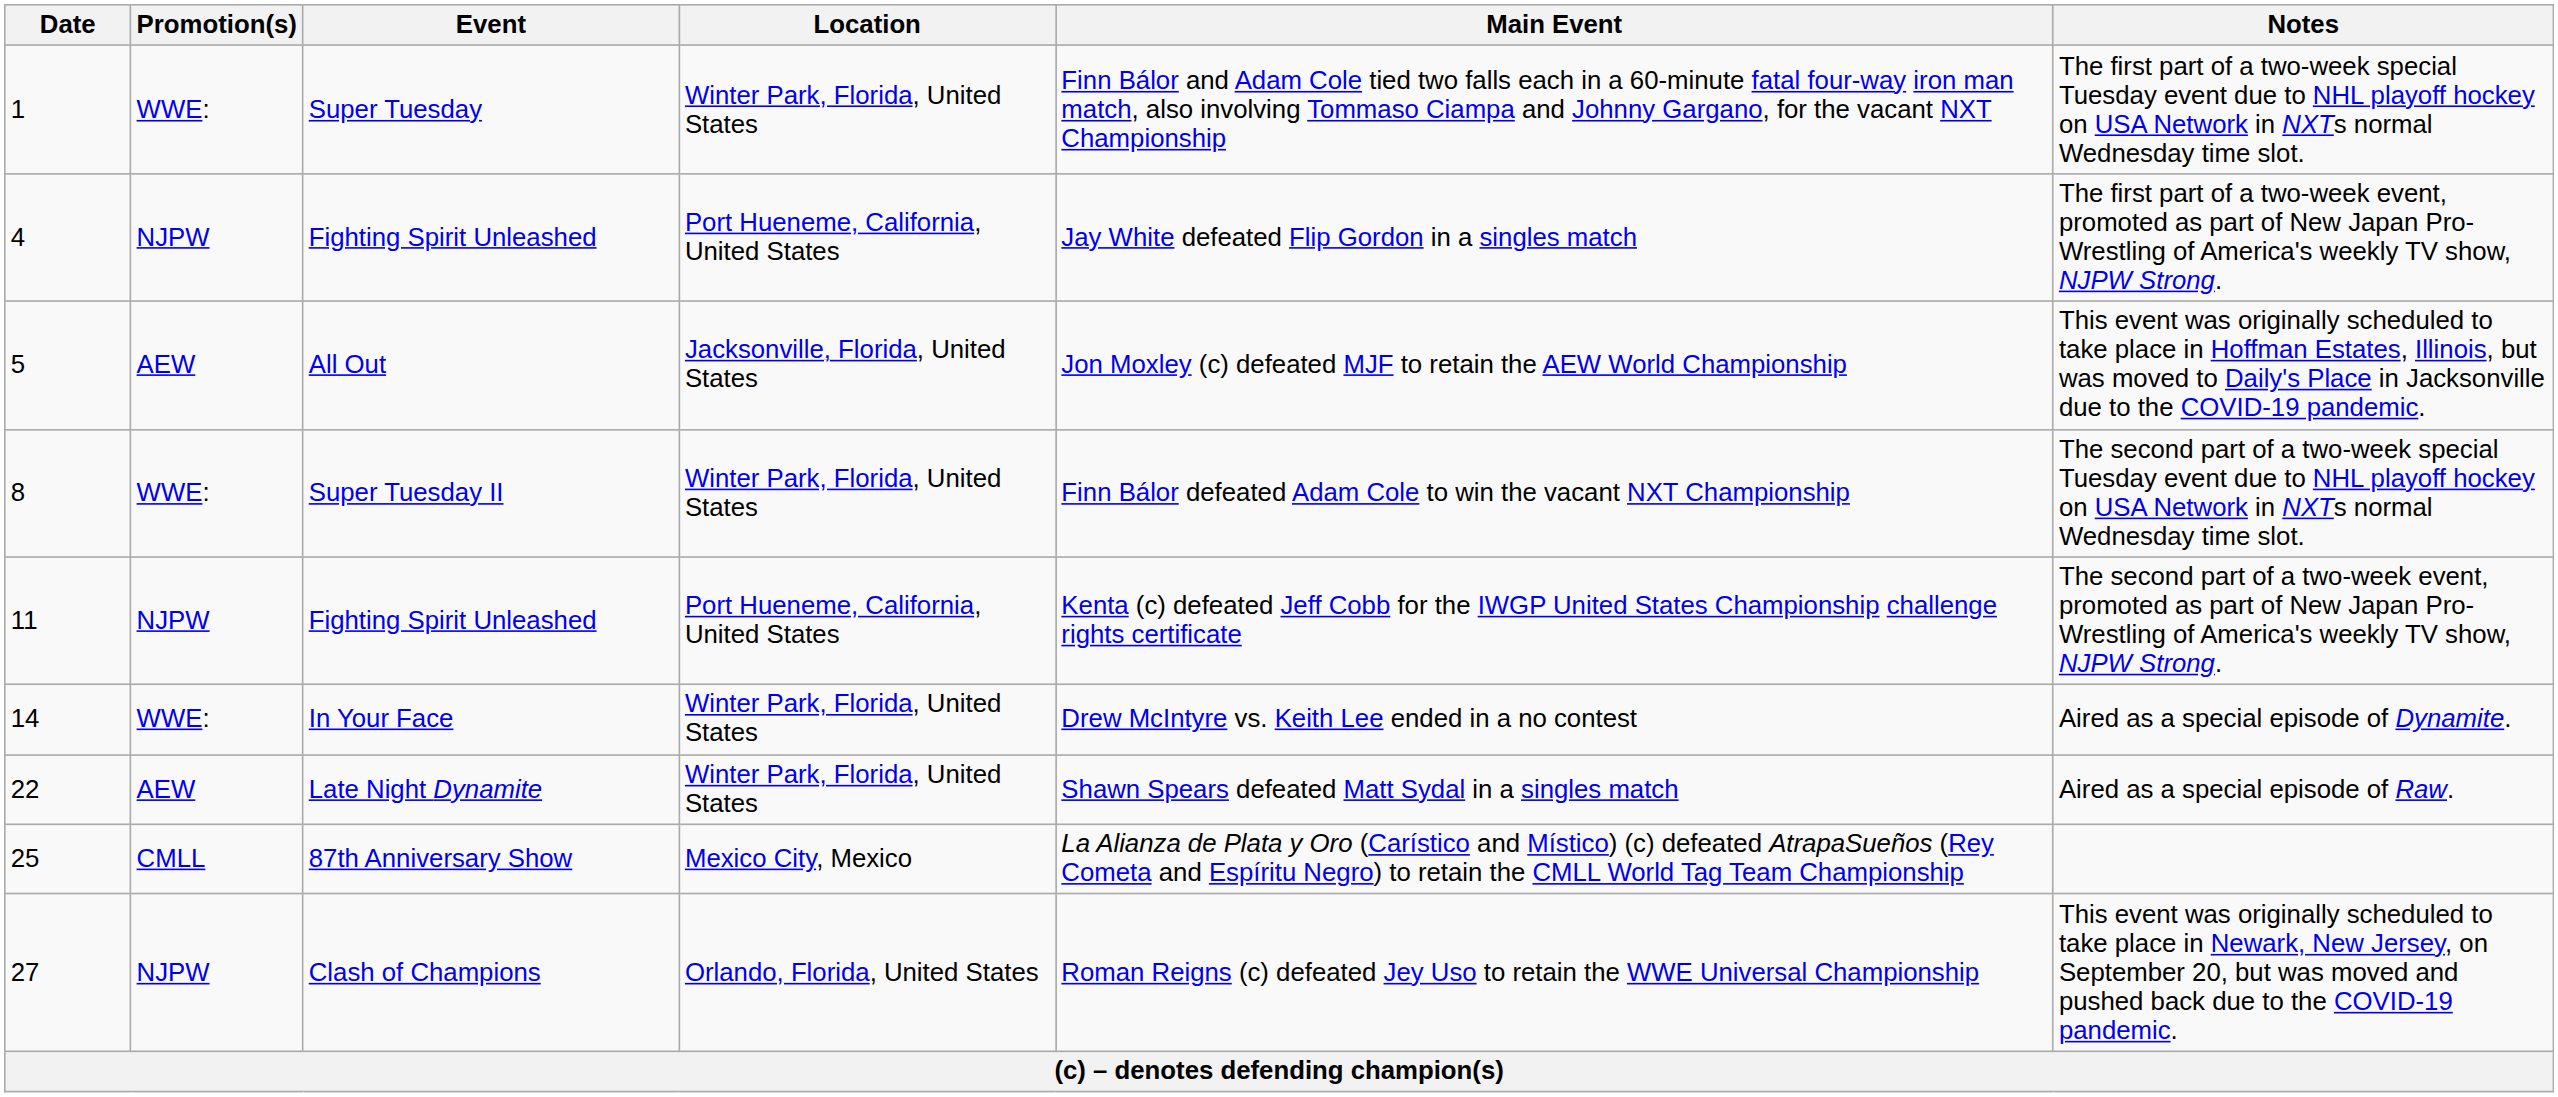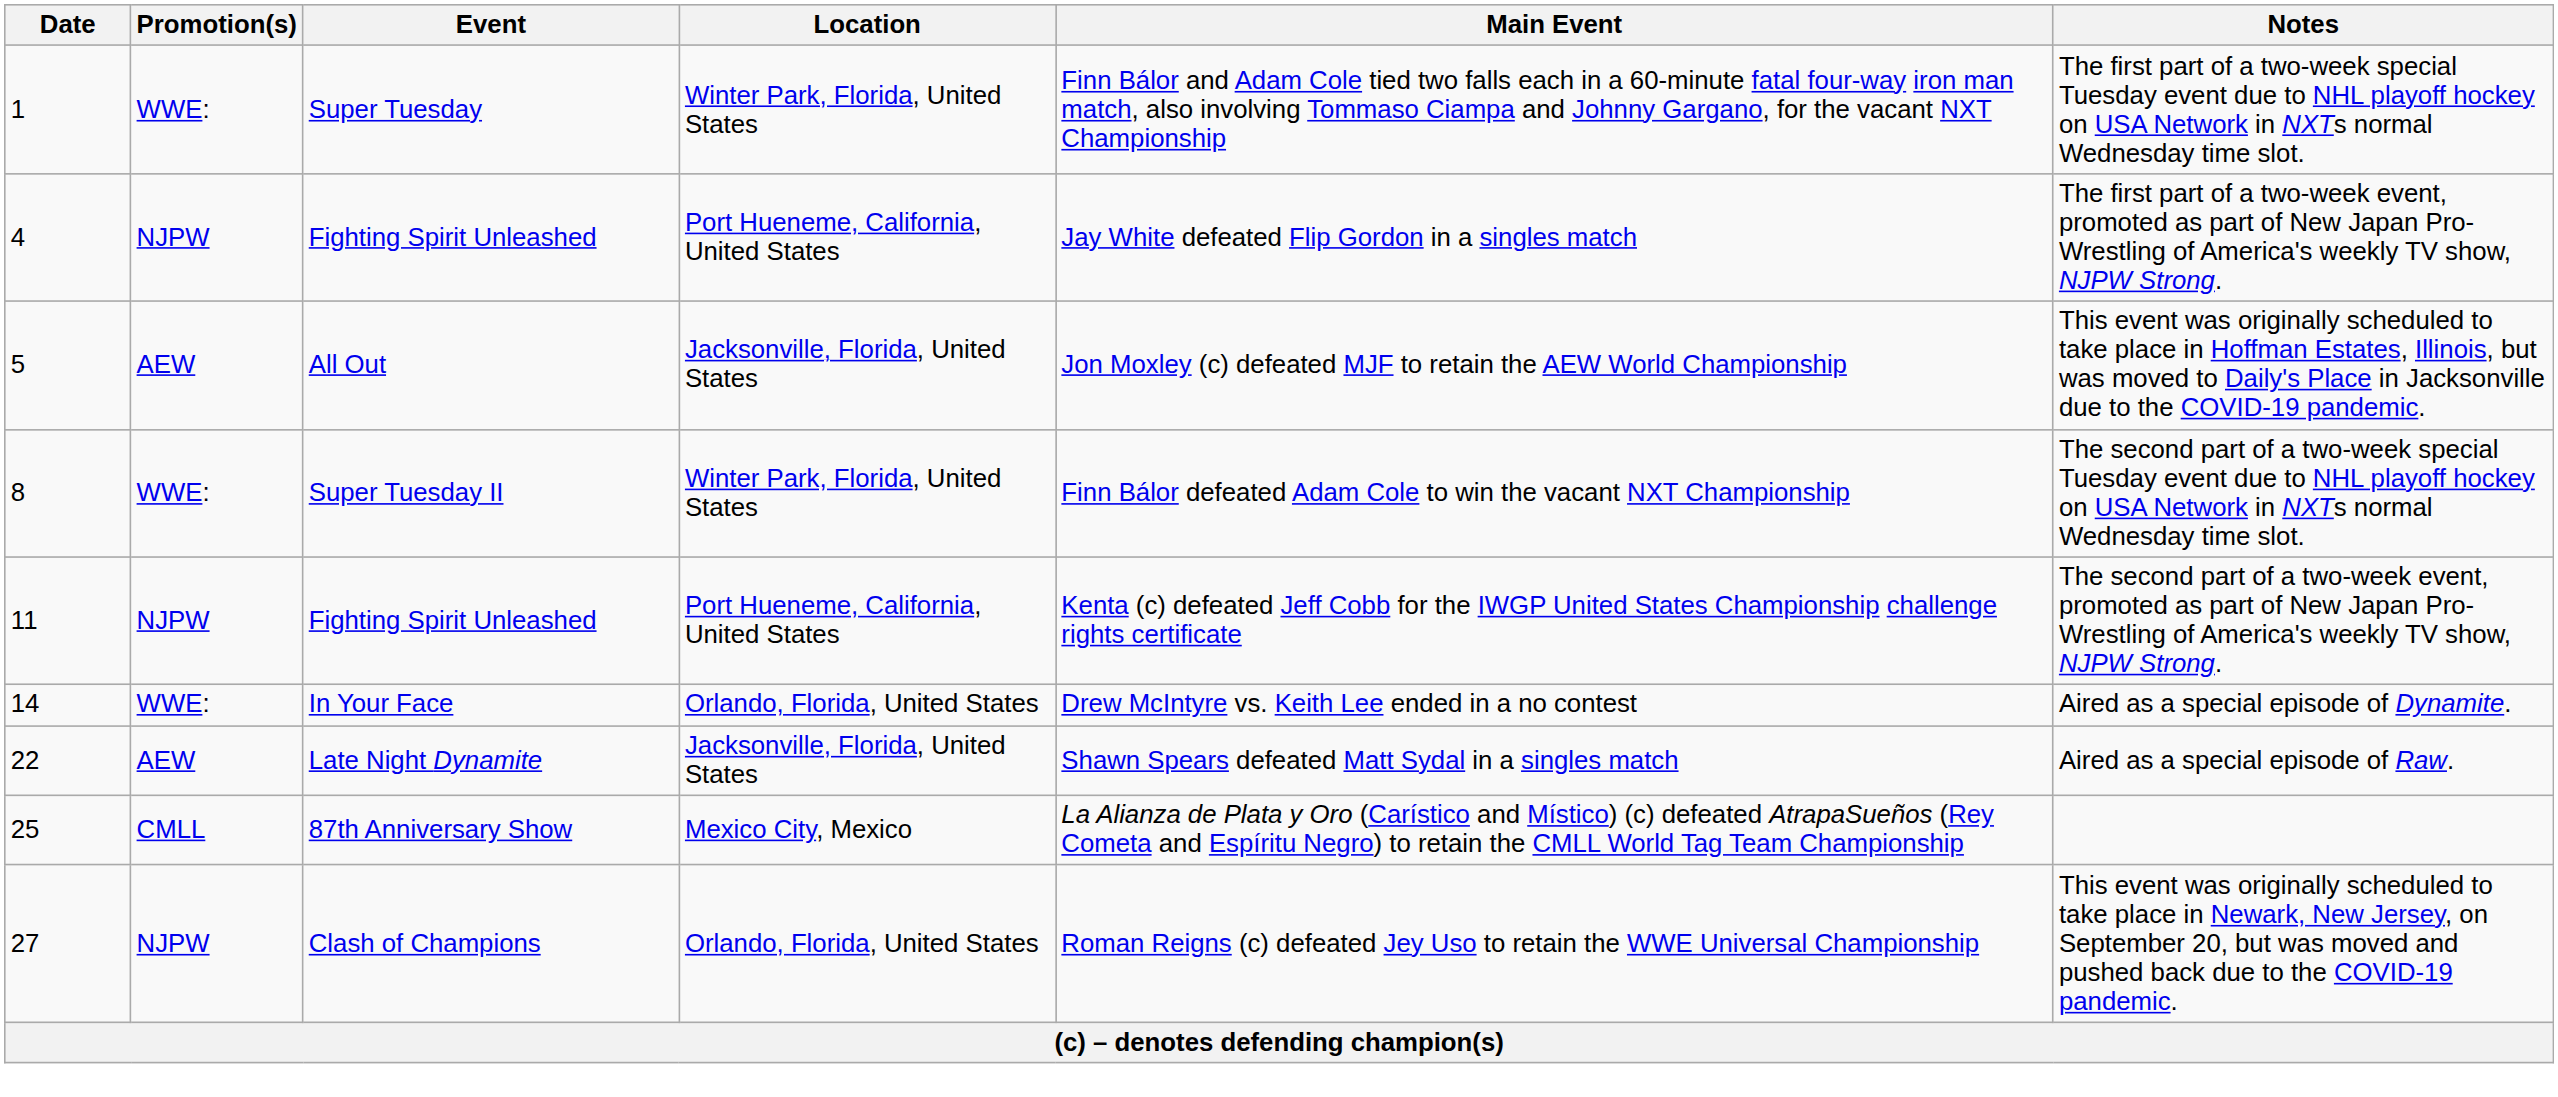(843, 719) Winter Park, Florida, United States -> (862, 704) Orlando, Florida, United States
(843, 789) Winter Park, Florida, United States -> (845, 760) Jacksonville, Florida, United States
